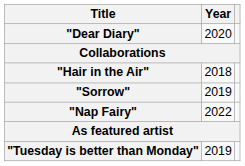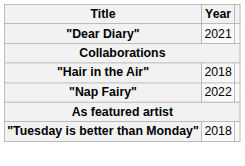(218, 33) 2020 -> (218, 33) 2021
- row: (103, 92)
(218, 151) 2019 -> (218, 131) 2018
